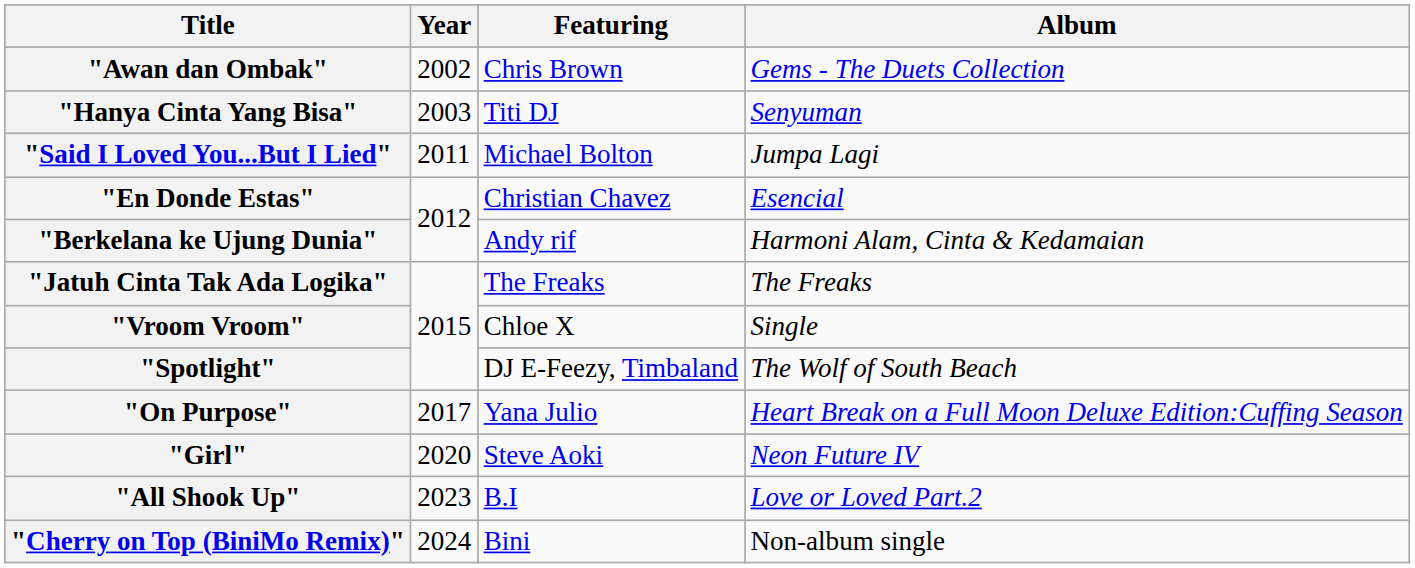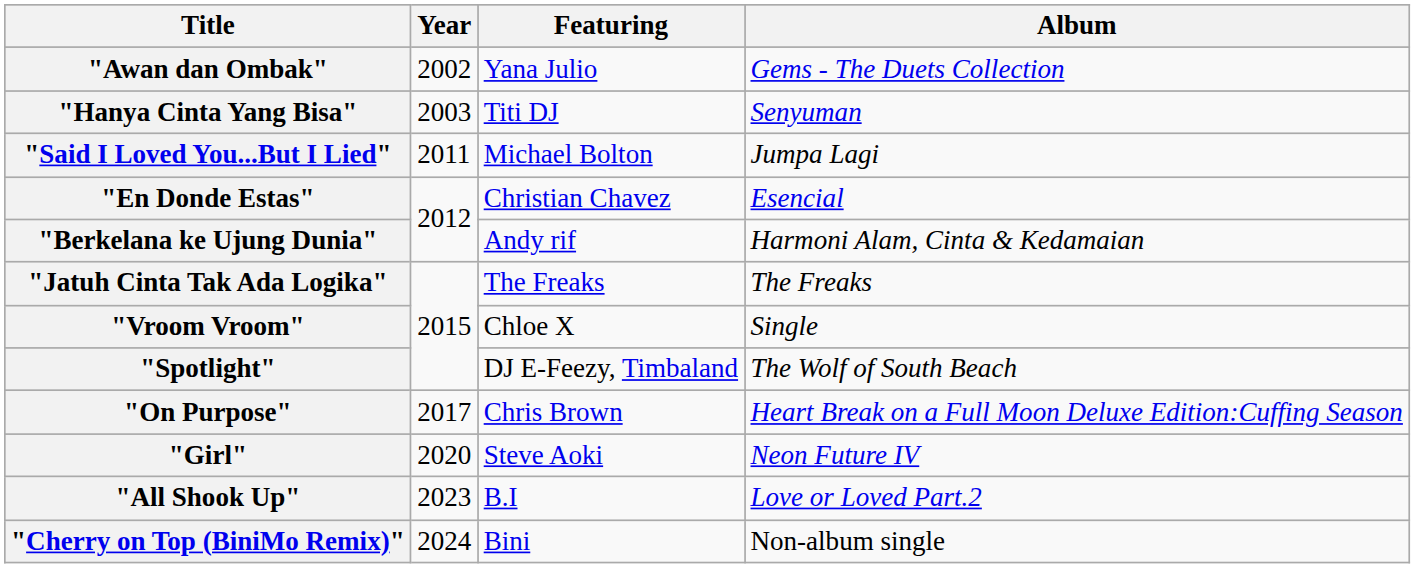(553, 68) Chris Brown -> (541, 68) Yana Julio
(541, 411) Yana Julio -> (553, 411) Chris Brown
